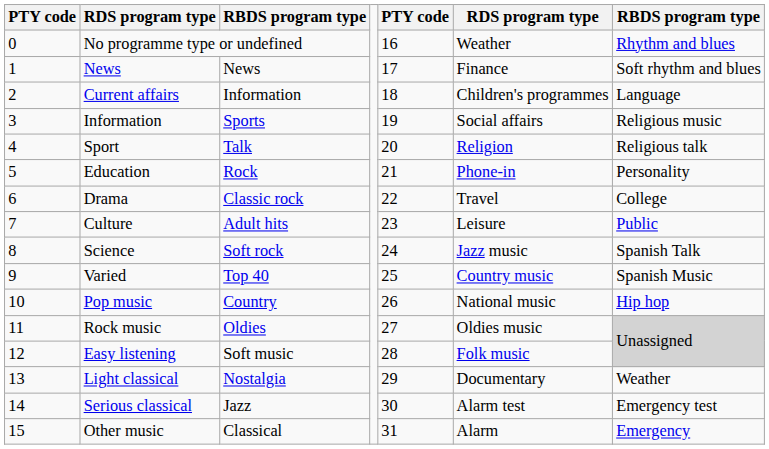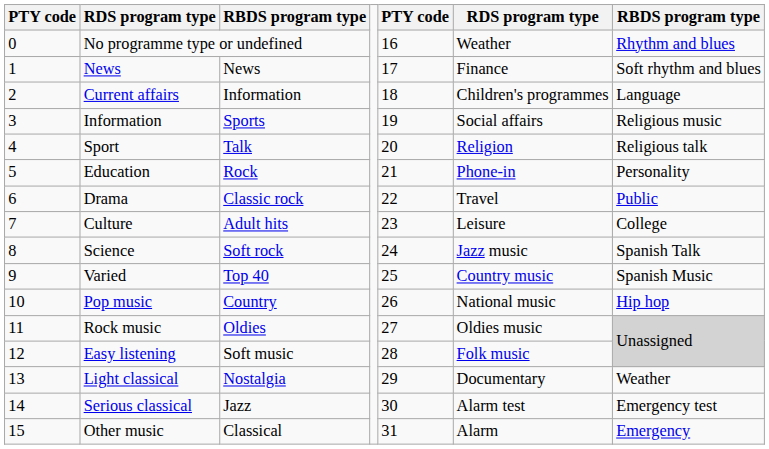(642, 198) College -> (637, 198) Public
(637, 224) Public -> (642, 224) College
